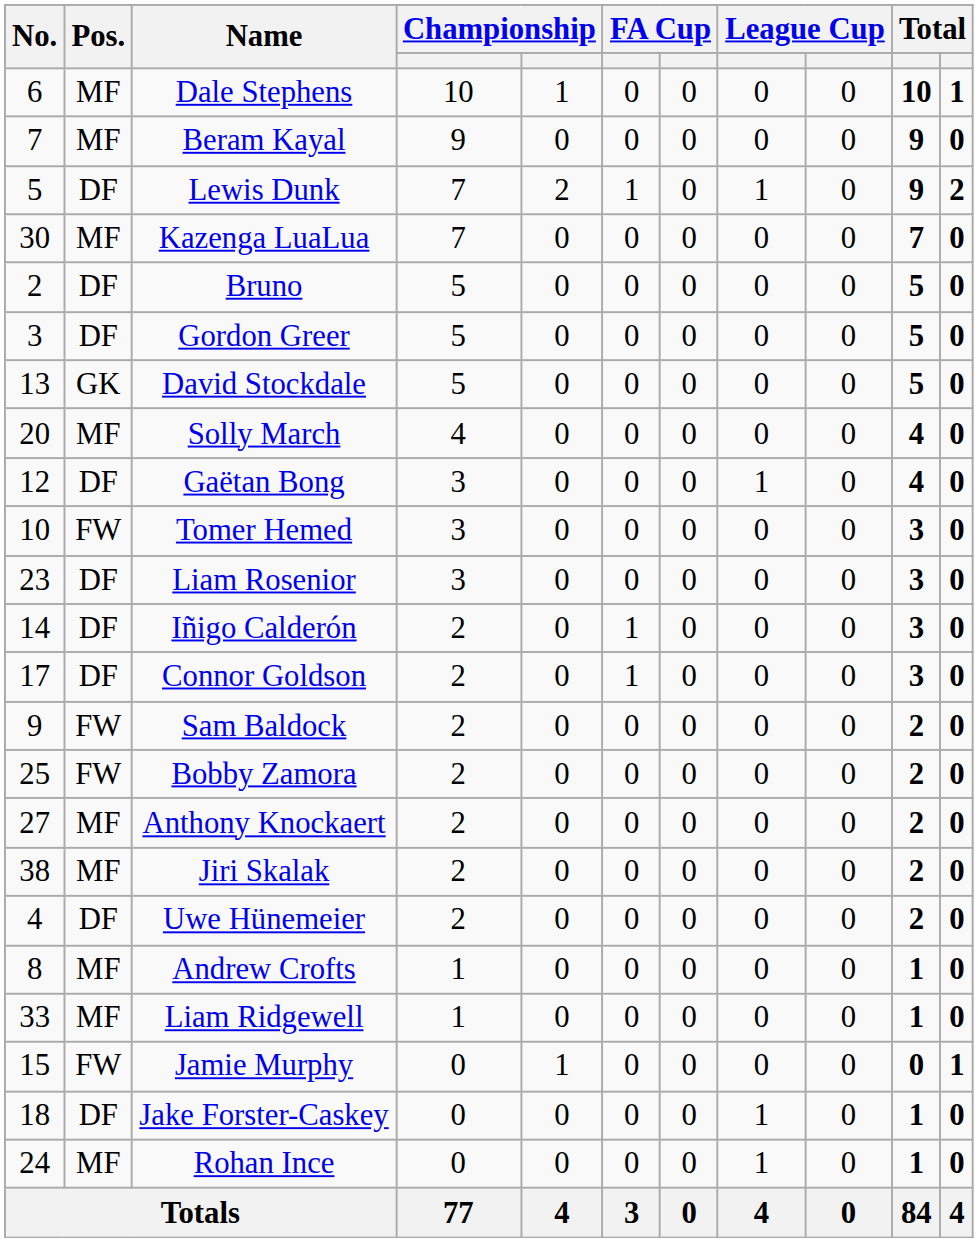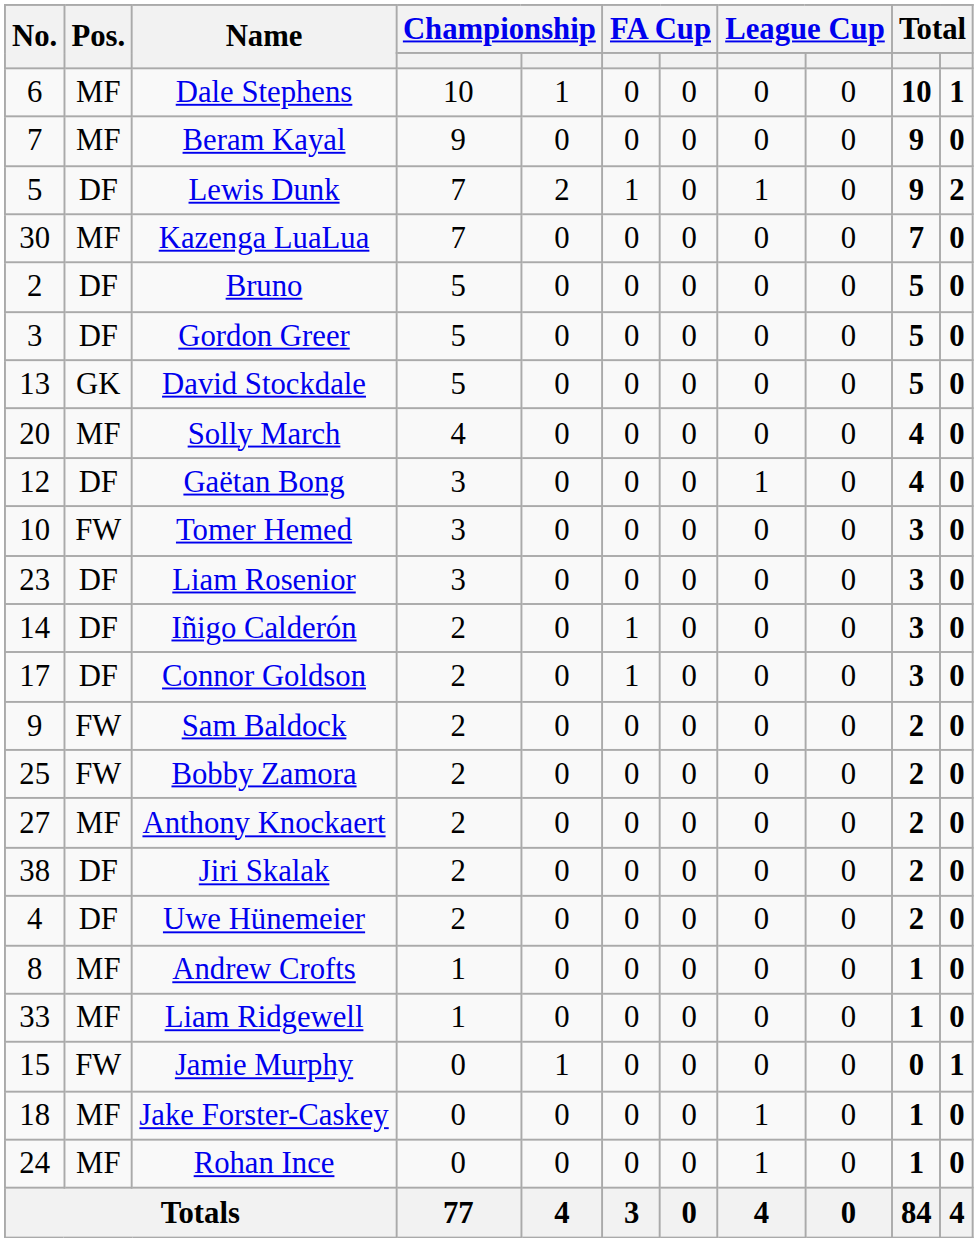(98, 871) MF -> (98, 871) DF
(98, 1114) DF -> (98, 1114) MF
